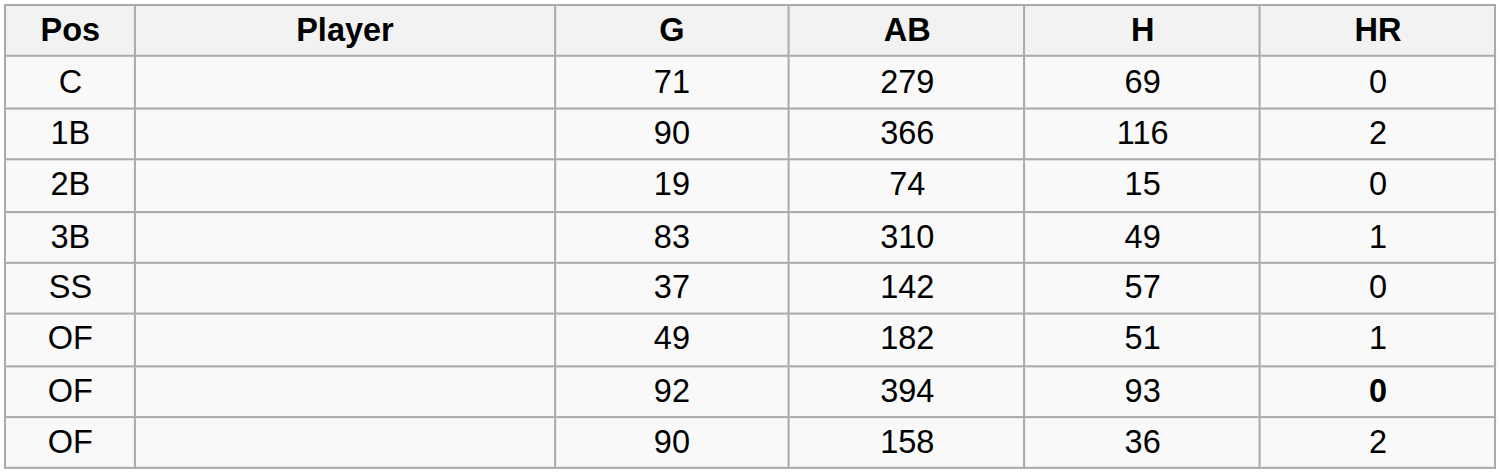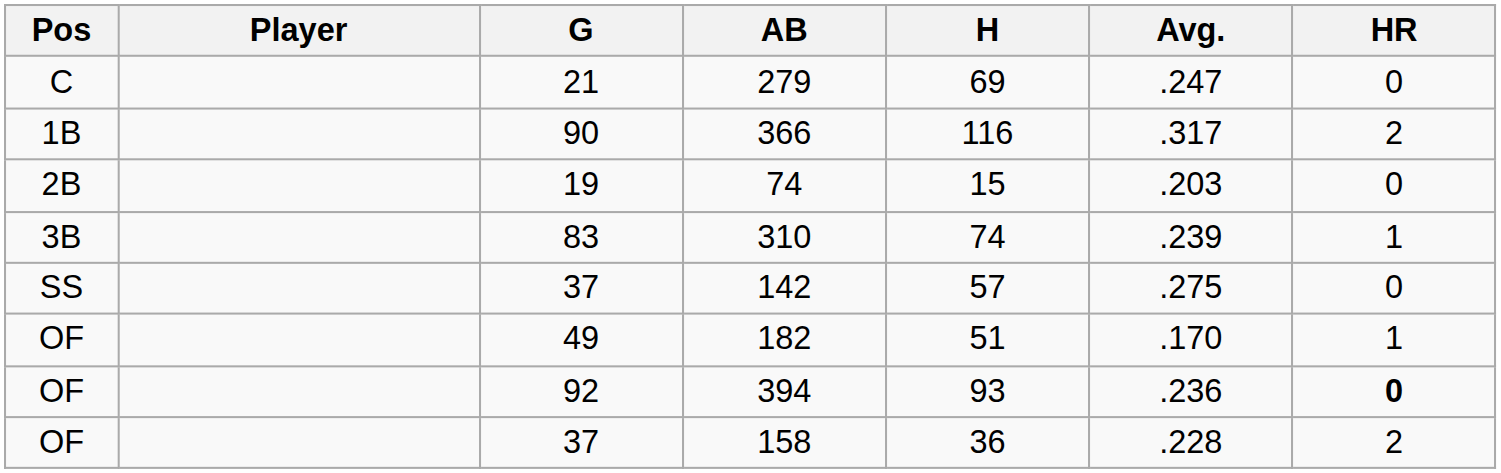+ column: (1191, 30)
(672, 81) 71 -> (581, 81) 21
(1143, 236) 49 -> (988, 236) 74
(672, 442) 90 -> (581, 442) 37
